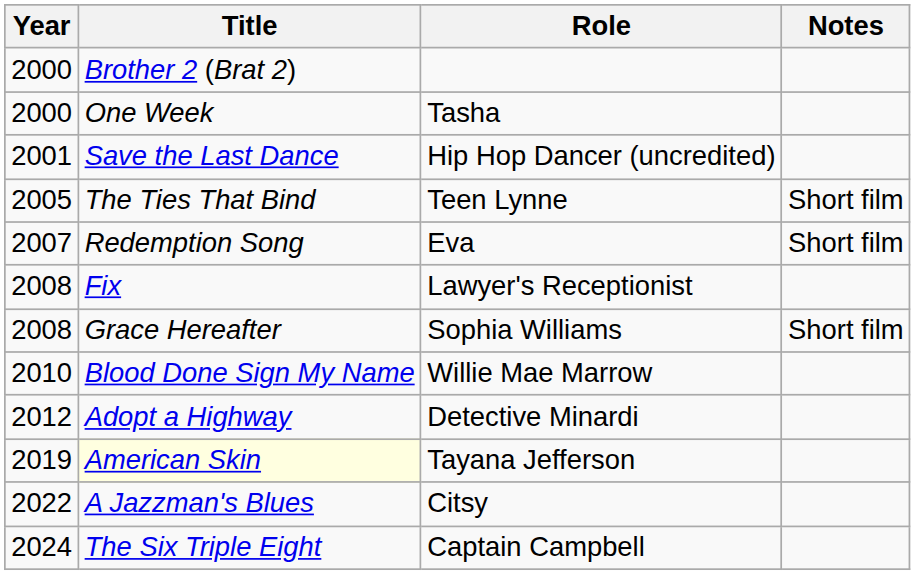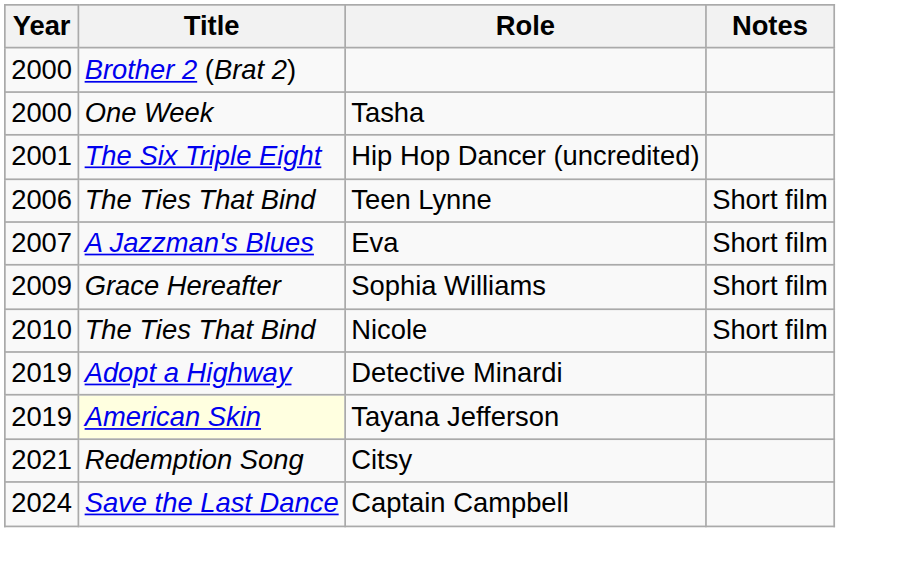(212, 156) Save the Last Dance -> (203, 156) The Six Triple Eight
(42, 199) 2005 -> (42, 199) 2006
(194, 243) Redemption Song -> (199, 243) A Jazzman's Blues
- row: (560, 286)
(42, 329) 2008 -> (42, 286) 2009
- row: (540, 373)
+ row: (389, 329)
(42, 416) 2012 -> (42, 373) 2019
(42, 503) 2022 -> (42, 460) 2021
(199, 503) A Jazzman's Blues -> (194, 460) Redemption Song
(203, 546) The Six Triple Eight -> (212, 503) Save the Last Dance
